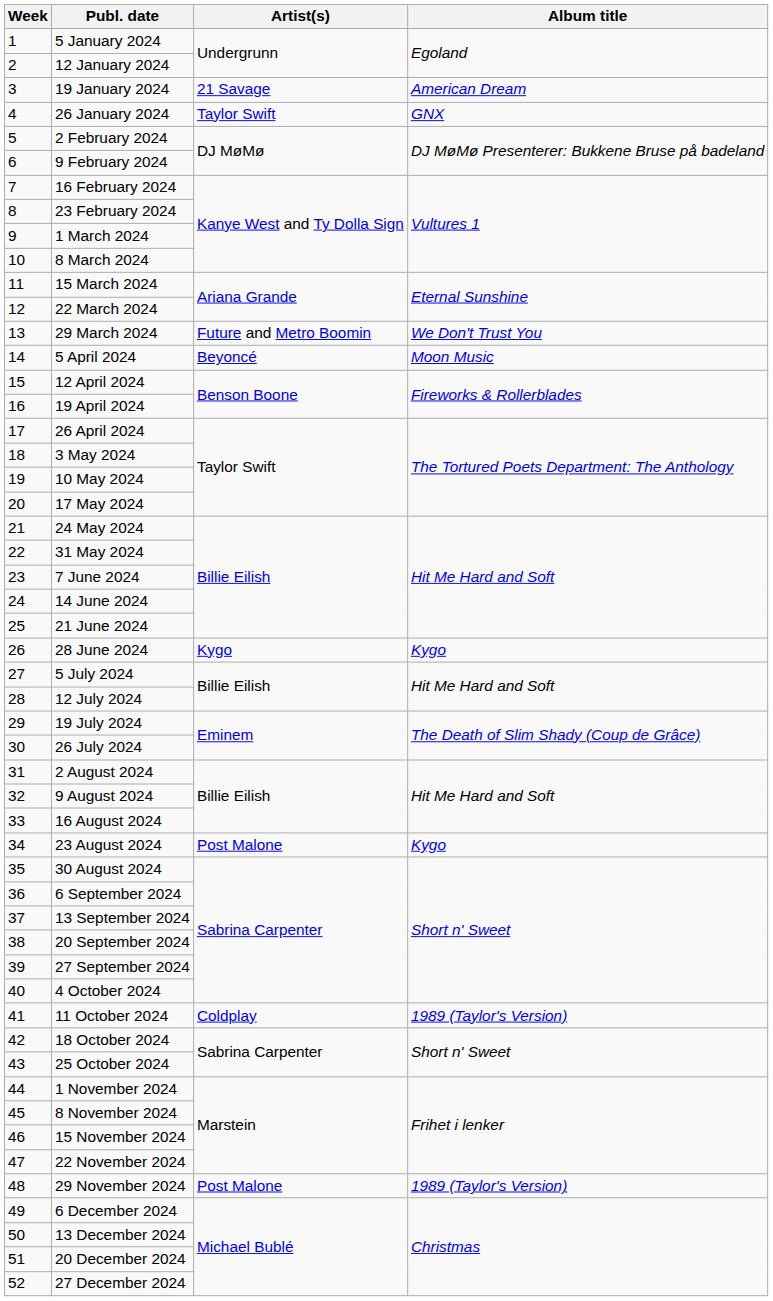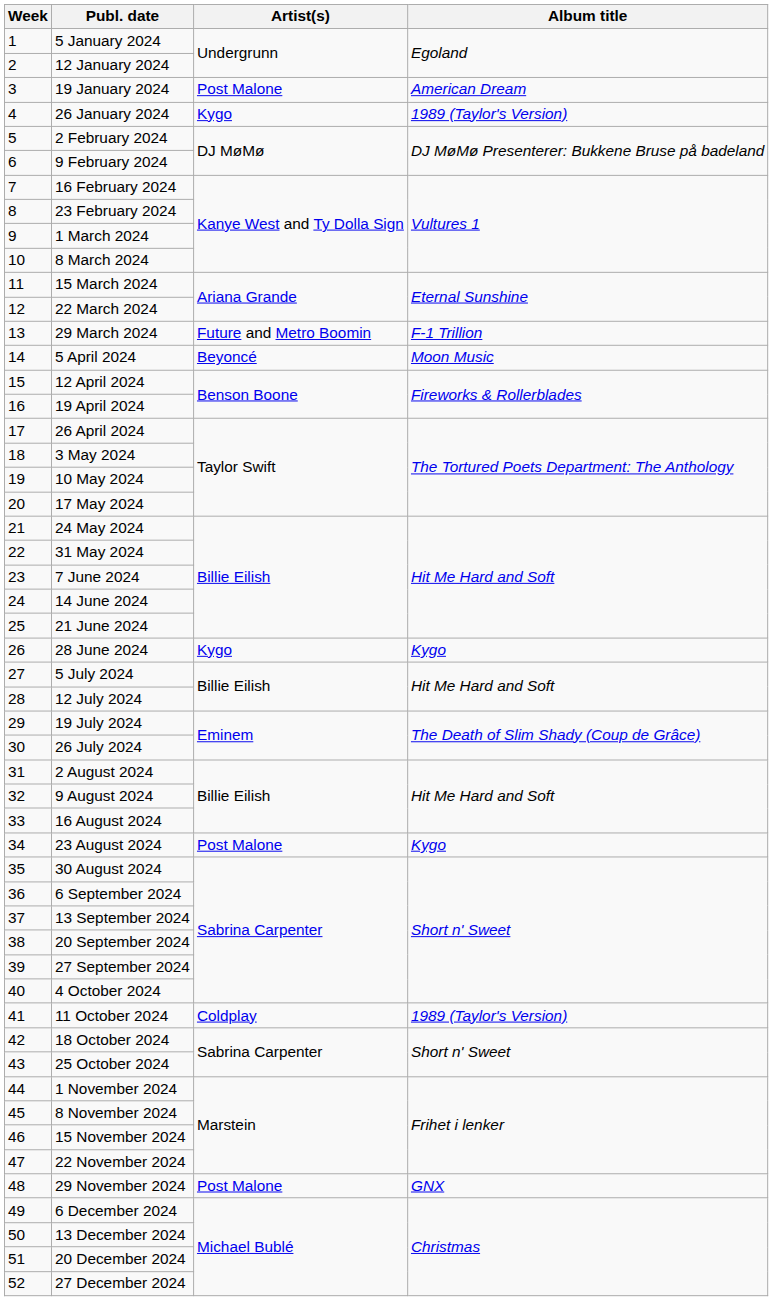(234, 89) 21 Savage -> (240, 89) Post Malone
(236, 114) Taylor Swift -> (214, 114) Kygo
(428, 114) GNX -> (489, 114) 1989 (Taylor's Version)
(476, 333) We Don't Trust You -> (447, 333) F-1 Trillion
(489, 1185) 1989 (Taylor's Version) -> (428, 1185) GNX
